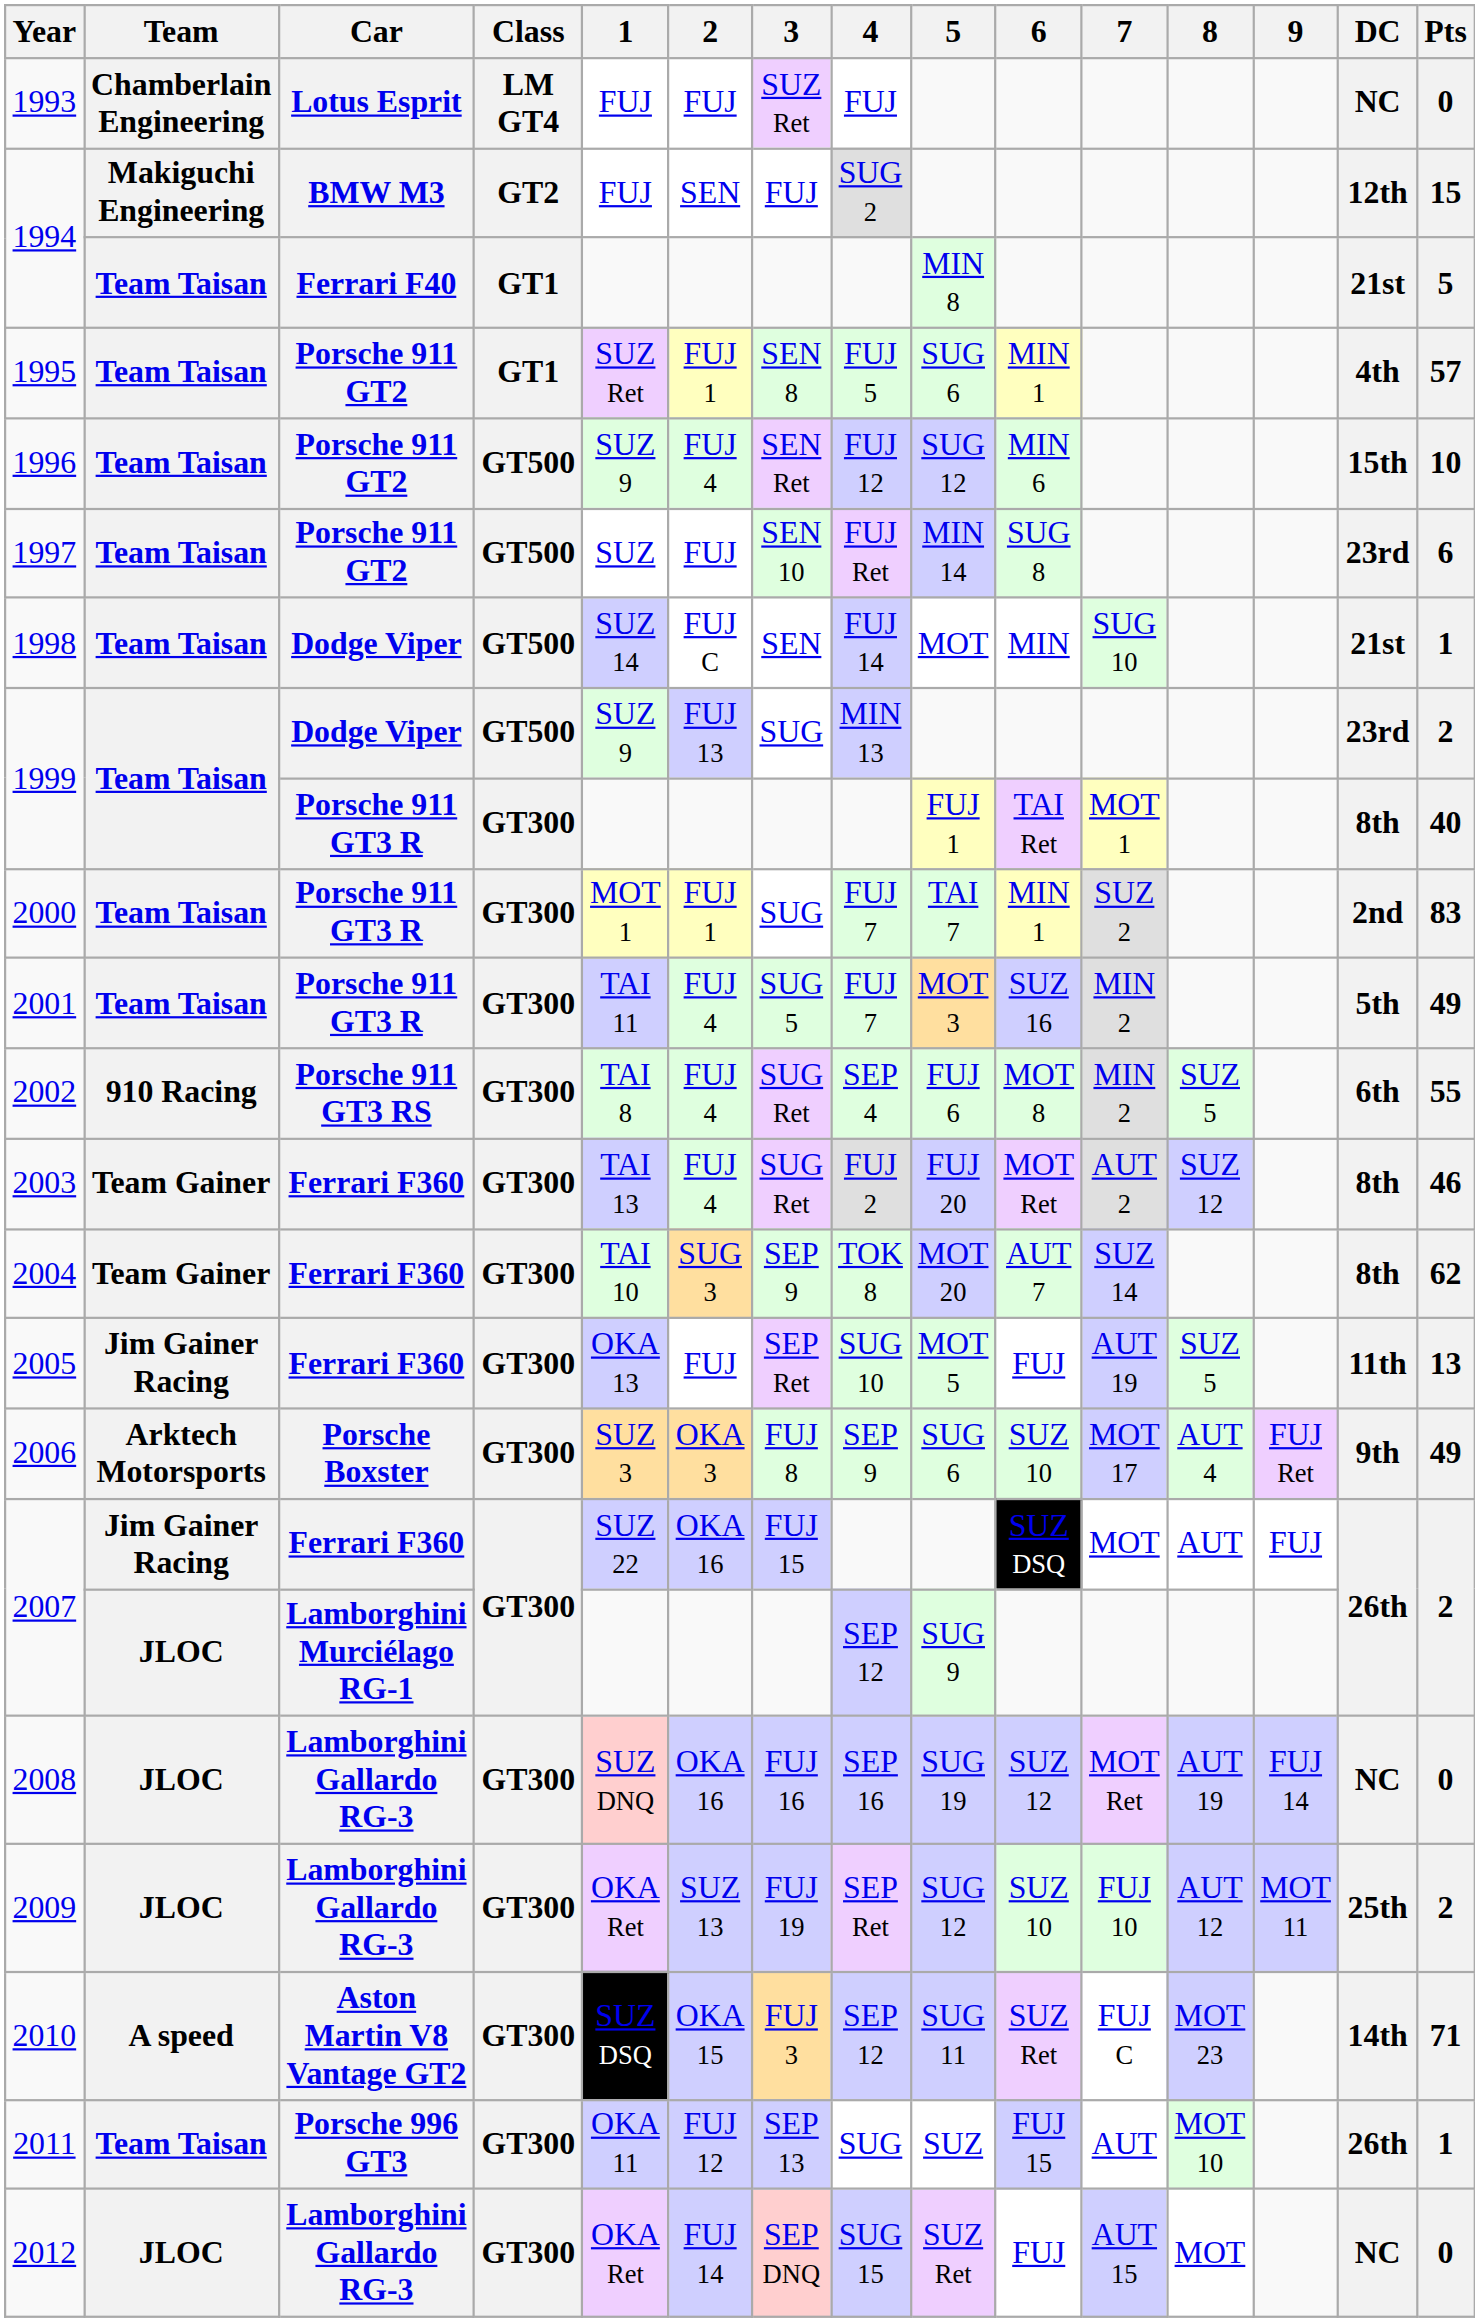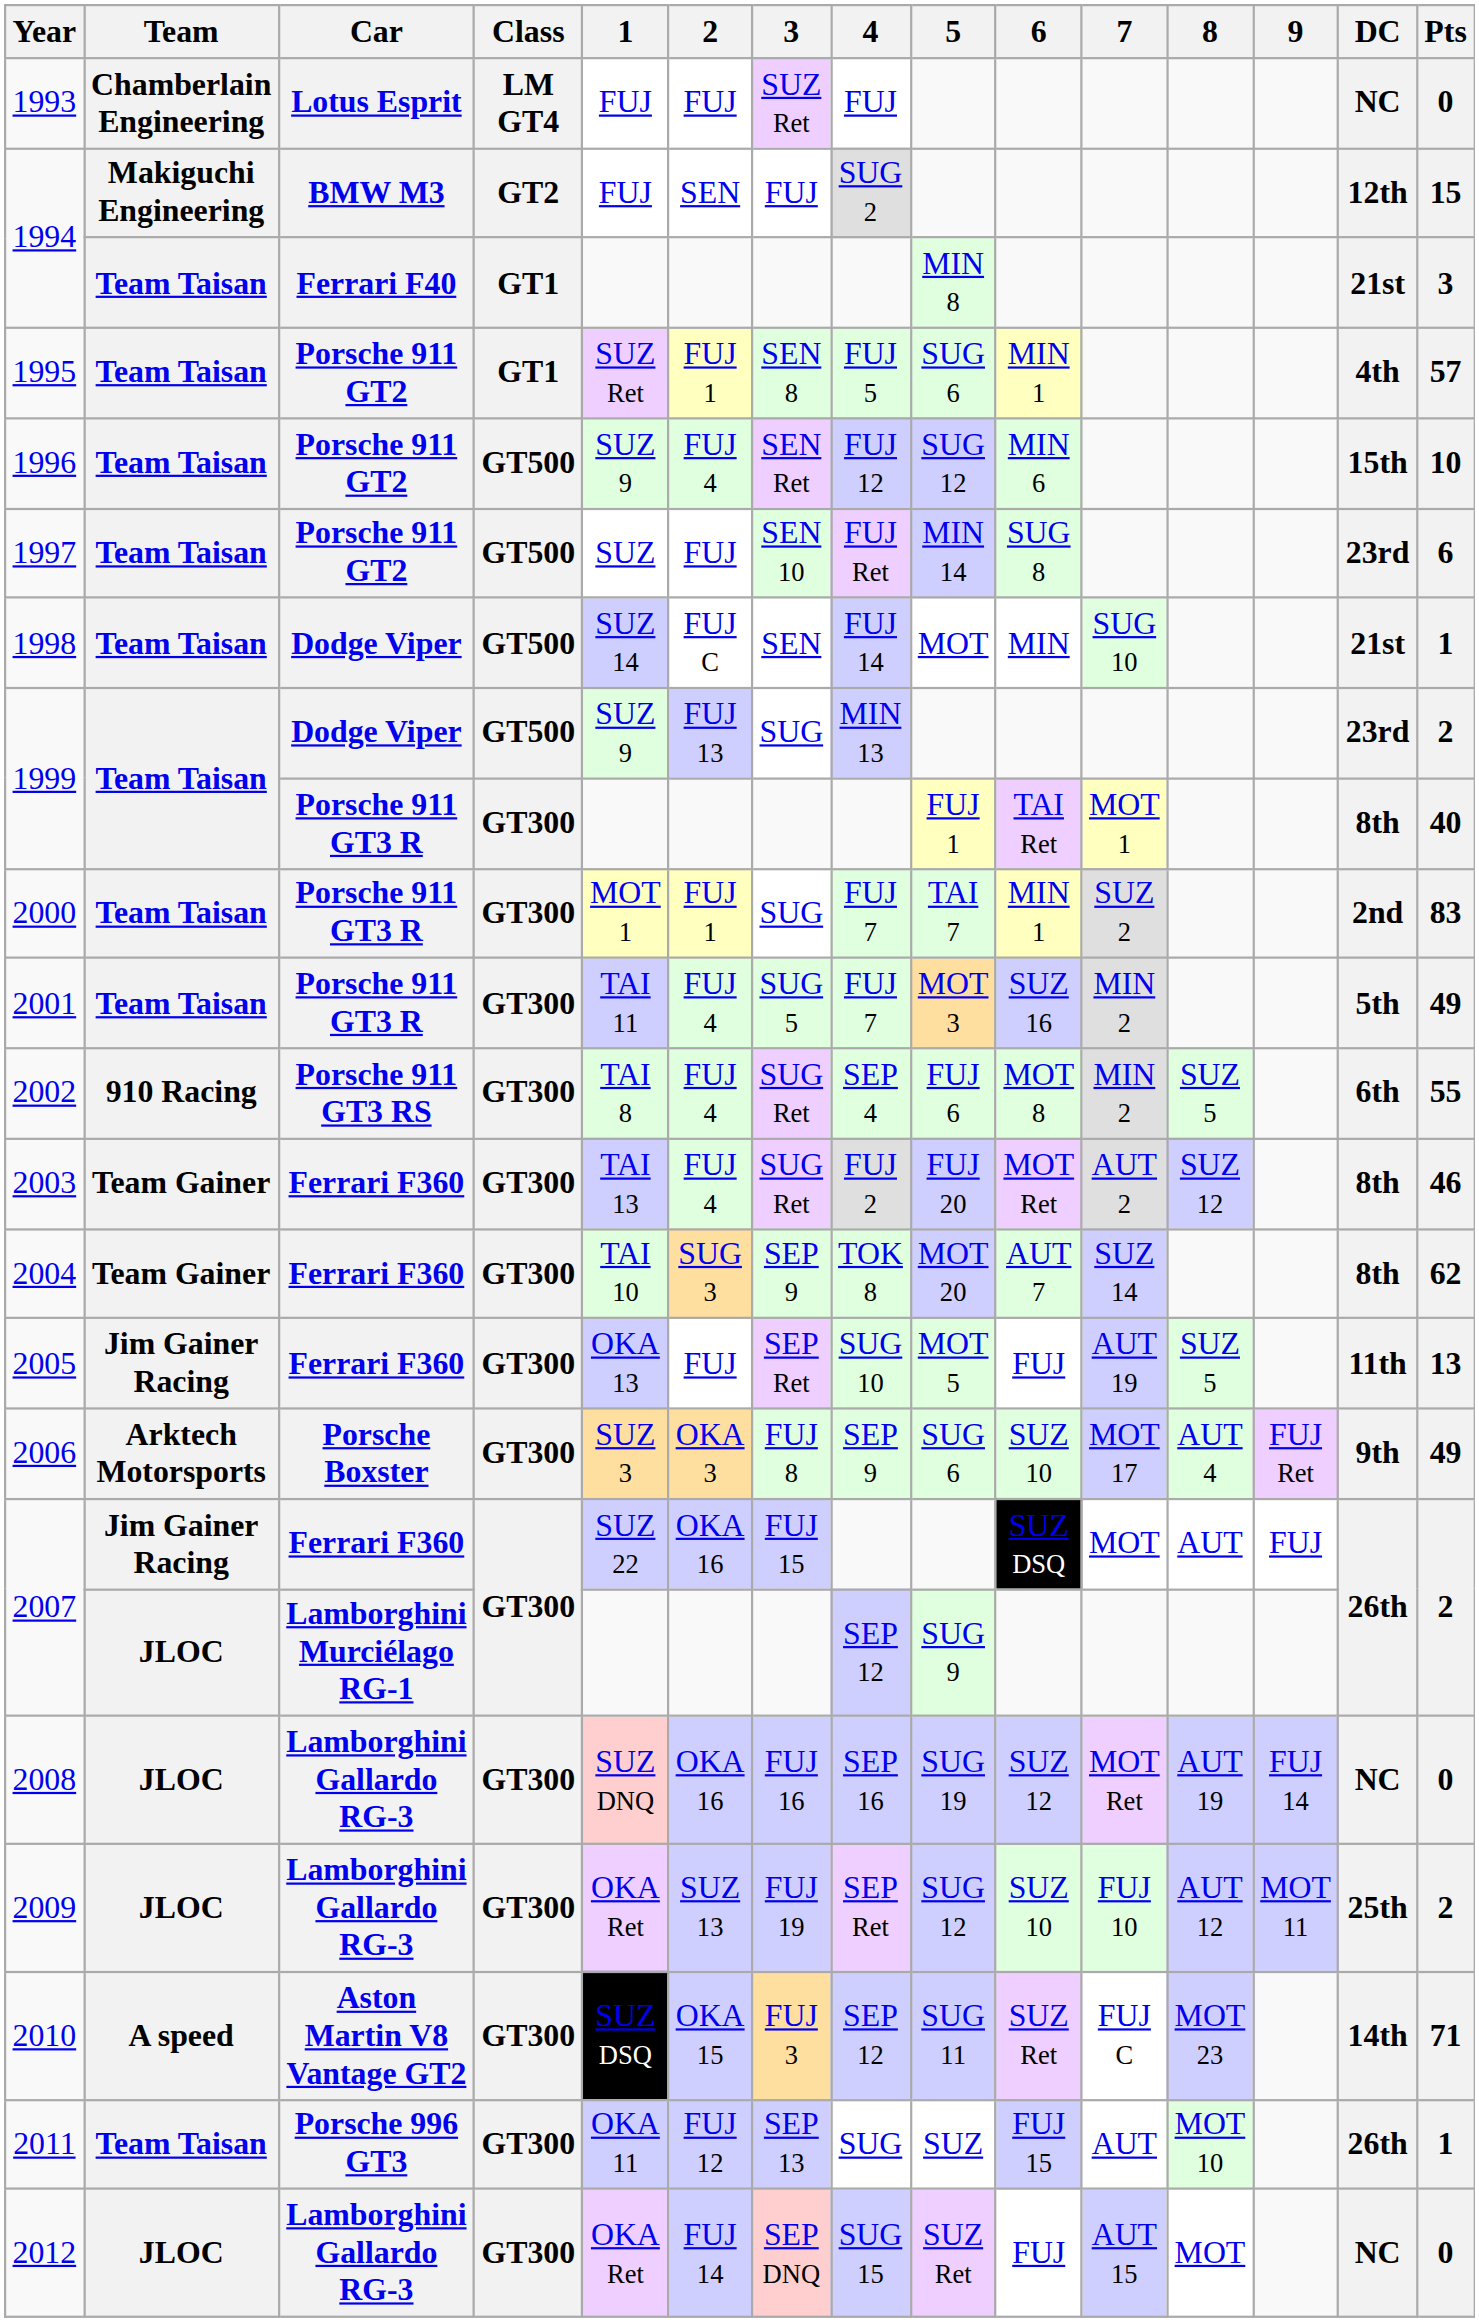(1446, 282) 5 -> (1446, 282) 3
